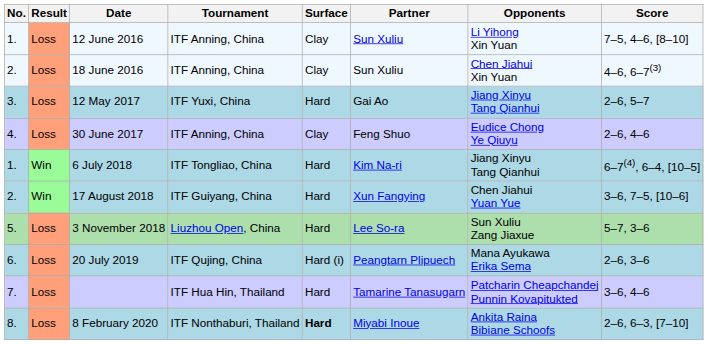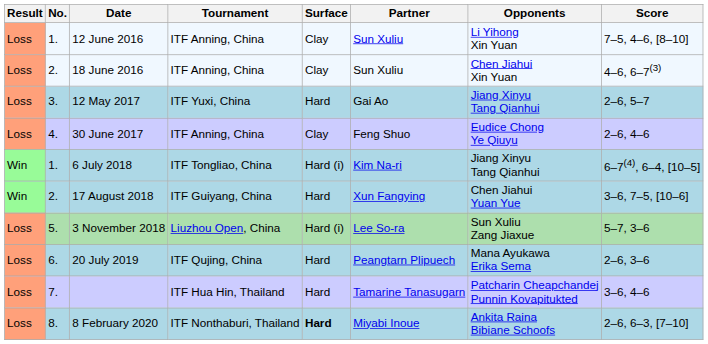columns swapped: (49, 13) <-> (16, 13)
(318, 165) Hard -> (324, 165) Hard (i)
(318, 228) Hard -> (324, 228) Hard (i)
(324, 260) Hard (i) -> (318, 260) Hard
